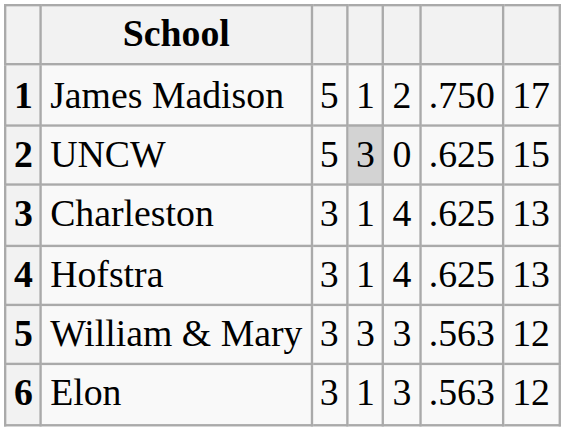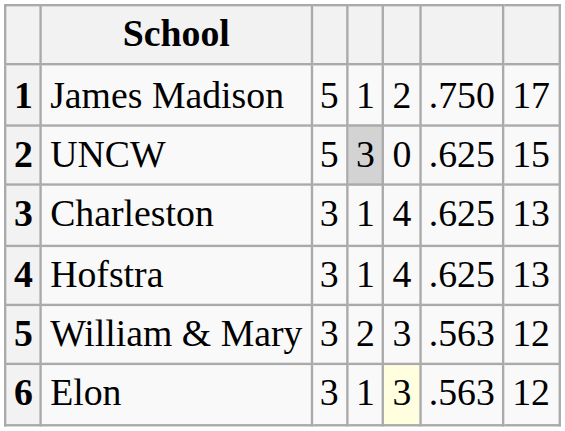(366, 333) 3 -> (366, 333) 2
(402, 393) no background -> (402, 393) lightyellow background
